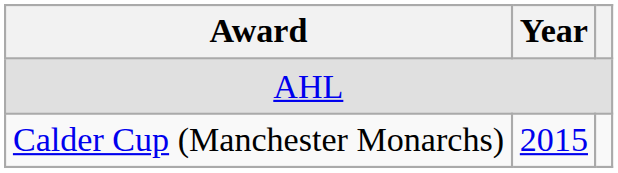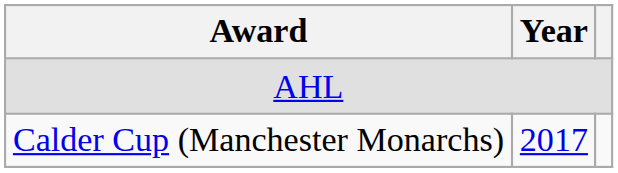(554, 139) 2015 -> (554, 139) 2017
